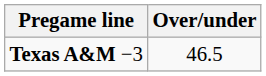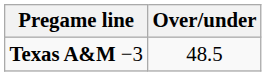(205, 53) 46.5 -> (205, 53) 48.5
